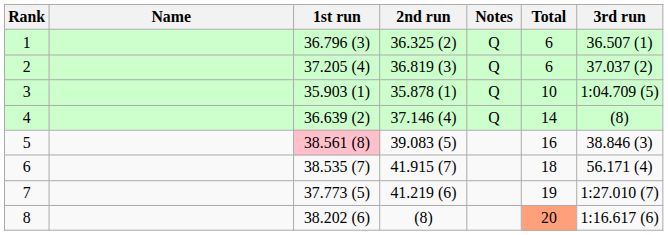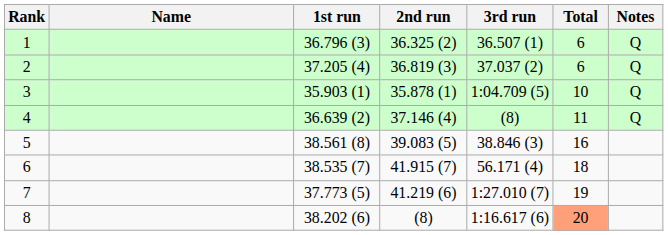columns swapped: (620, 17) <-> (494, 17)
(549, 117) 14 -> (581, 117) 11
(337, 142) pink background -> (337, 142) no background
